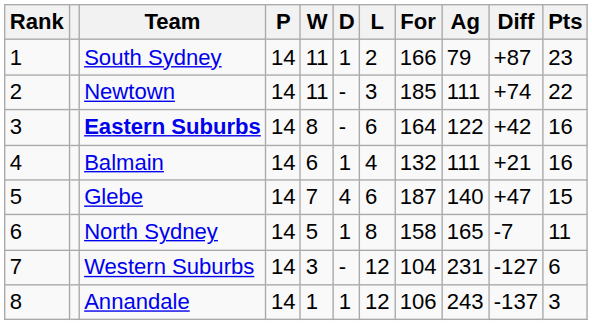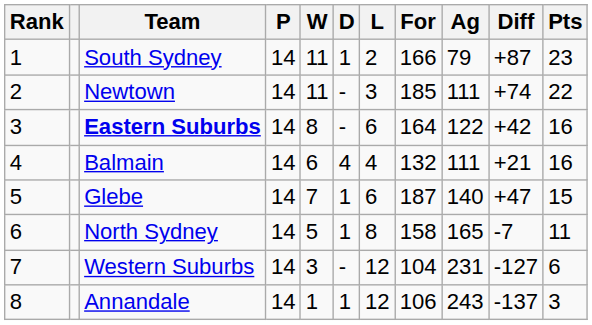(345, 162) 1 -> (345, 162) 4
(345, 197) 4 -> (345, 197) 1
